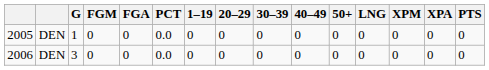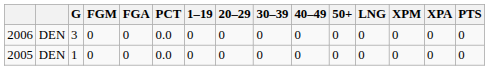rows swapped: (20, 34) <-> (20, 55)
